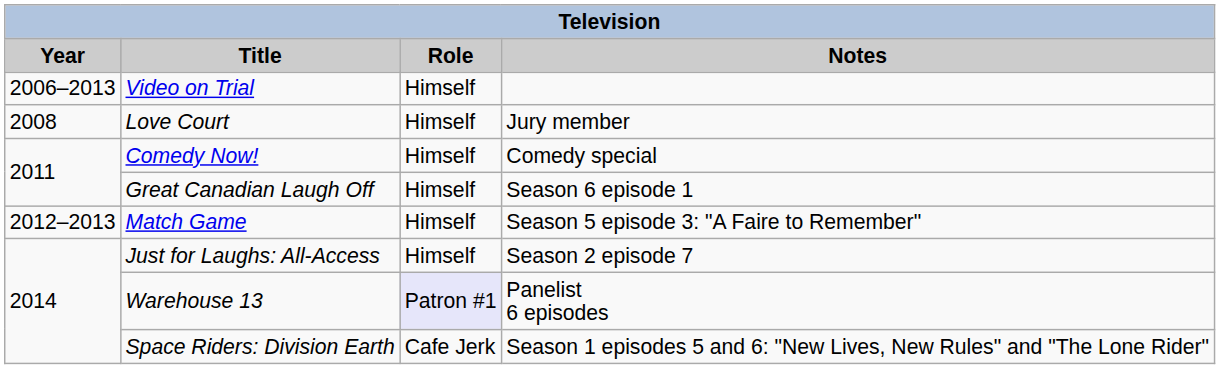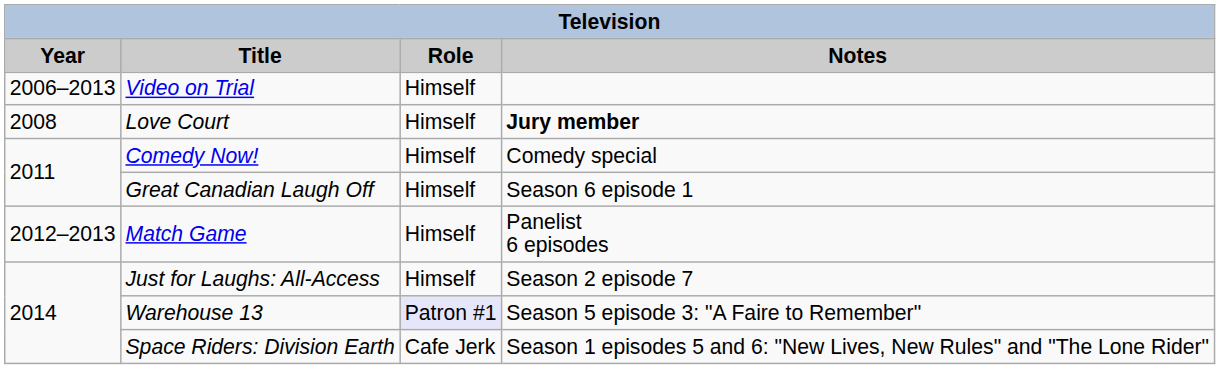(568, 122) normal -> (573, 122) bold
(714, 223) Season 5 episode 3: "A Faire to Remember" -> (558, 234) Panelist 6 episodes
(558, 301) Panelist 6 episodes -> (714, 313) Season 5 episode 3: "A Faire to Remember"
